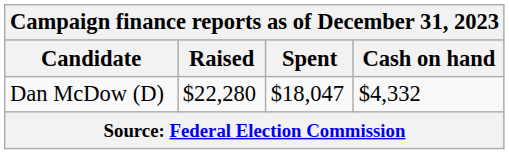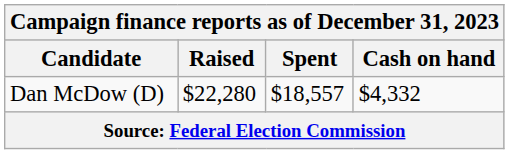(307, 93) $18,047 -> (307, 93) $18,557
